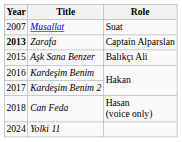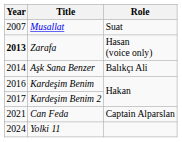(140, 42) Captain Alparslan -> (129, 47) Hasan (voice only)
(16, 57) 2015 -> (16, 68) 2014
(16, 108) 2018 -> (16, 114) 2021
(129, 108) Hasan (voice only) -> (140, 114) Captain Alparslan
